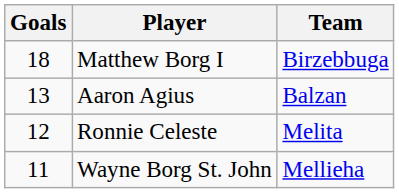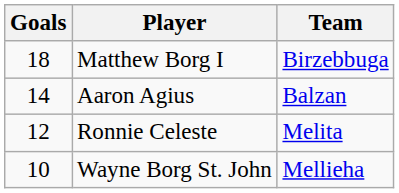(38, 95) 13 -> (38, 95) 14
(38, 168) 11 -> (38, 168) 10
